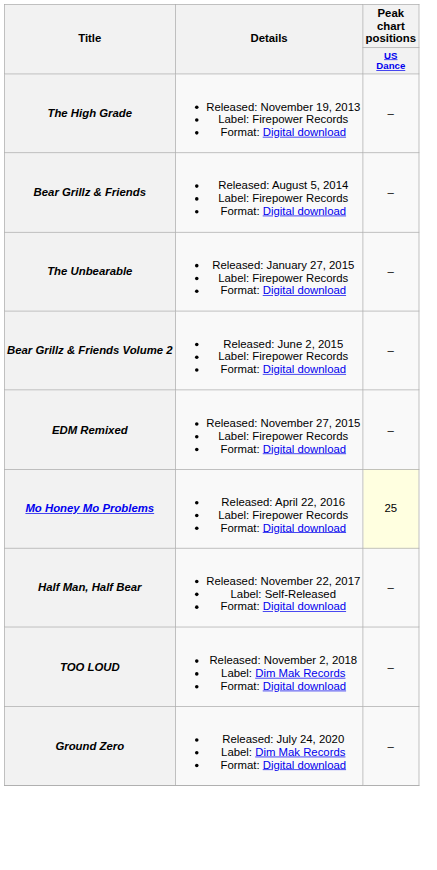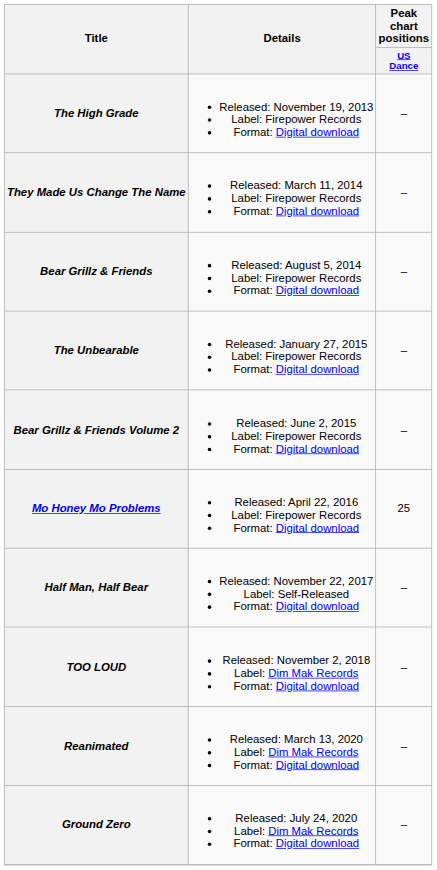+ row: (96, 192)
- row: (90, 429)
(391, 508) lightyellow background -> (404, 508) no background
+ row: (96, 746)
